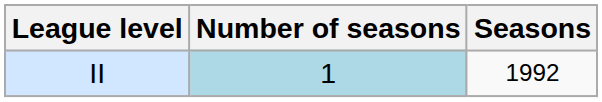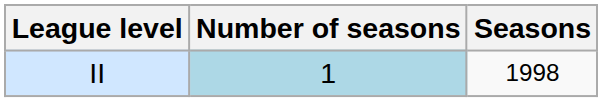(533, 73) 1992 -> (533, 73) 1998
